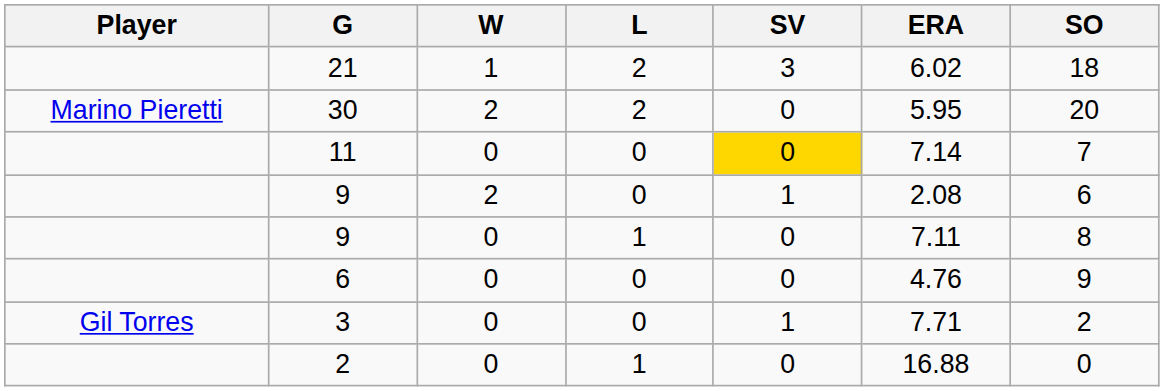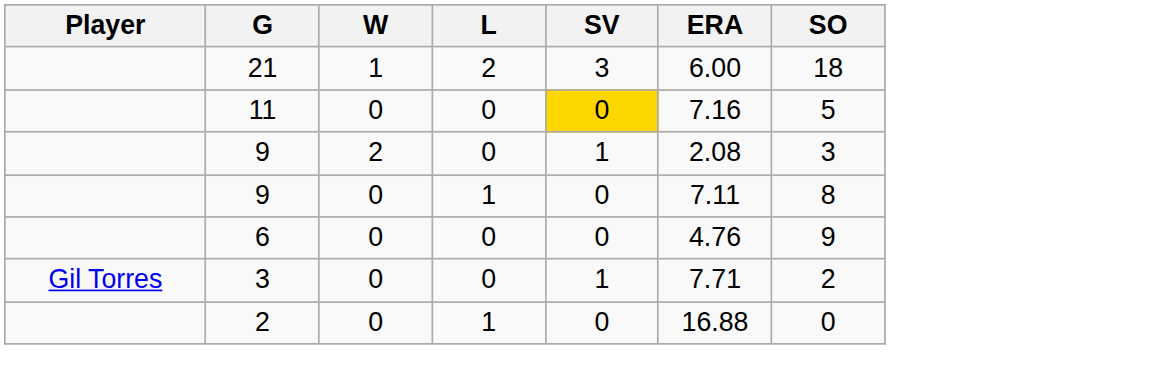(936, 68) 6.02 -> (715, 68) 6.00
- row: (343, 110)
(936, 152) 7.14 -> (715, 110) 7.16
(1084, 152) 7 -> (828, 110) 5
(1084, 195) 6 -> (828, 152) 3
